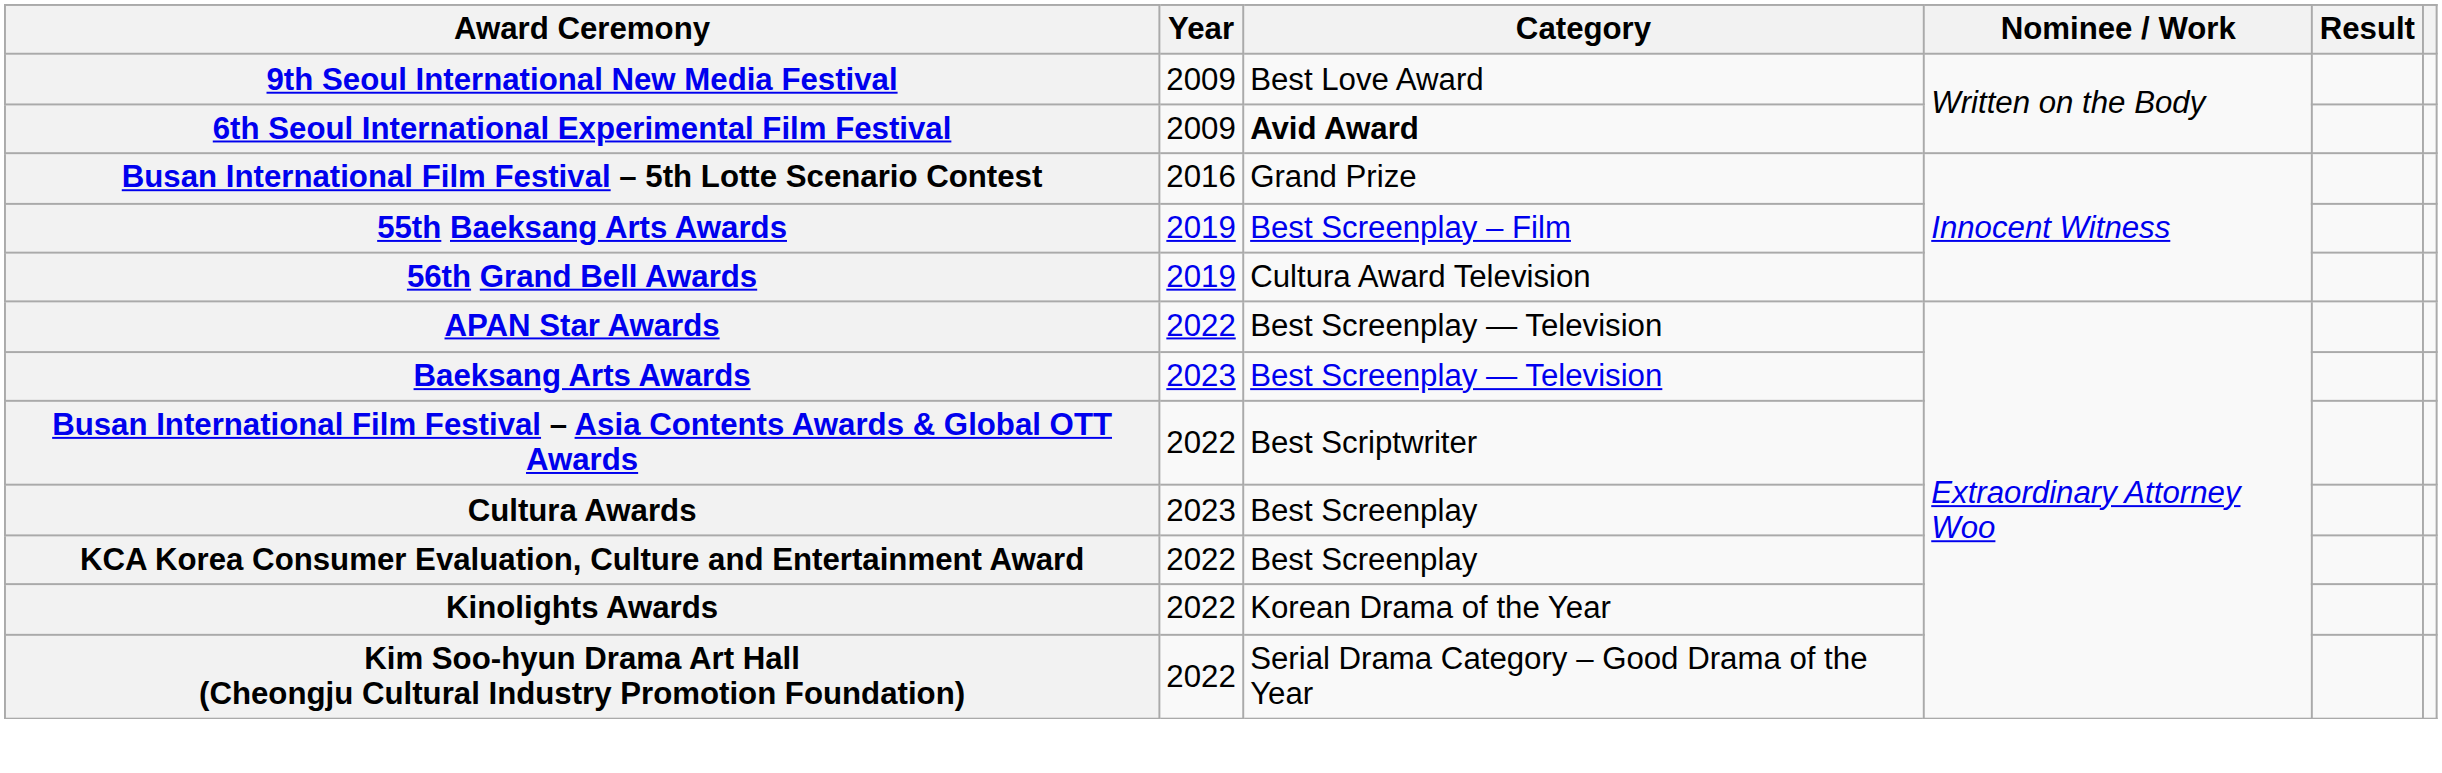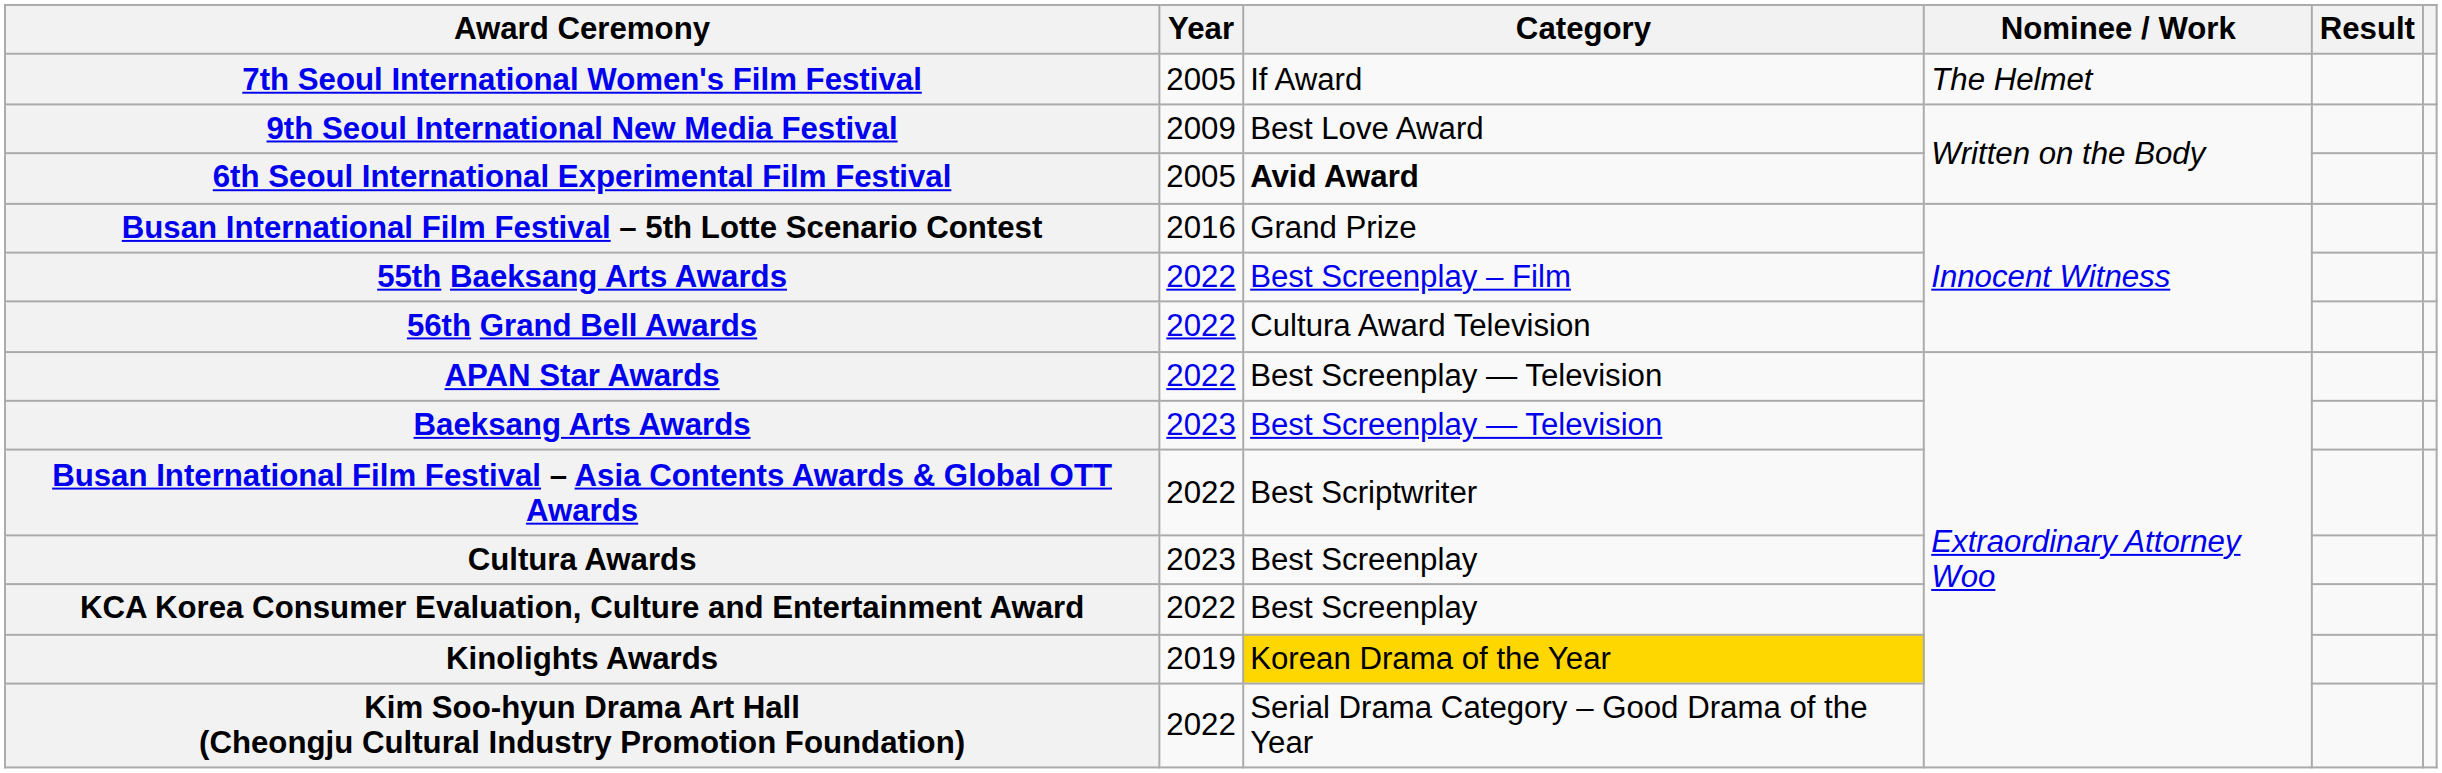+ row: (582, 78)
(1201, 128) 2009 -> (1201, 177) 2005
(1201, 227) 2019 -> (1201, 276) 2022
(1201, 276) 2019 -> (1201, 326) 2022
(1201, 608) 2022 -> (1201, 658) 2019
(1431, 608) no background -> (1431, 658) gold background
